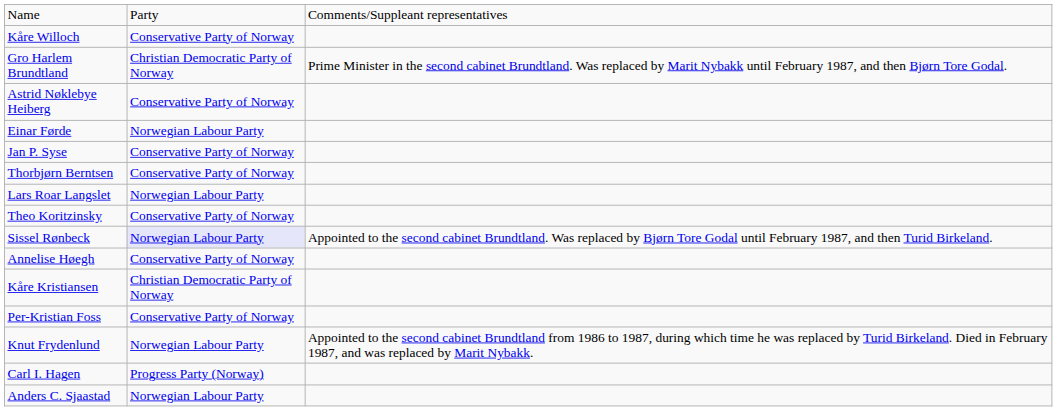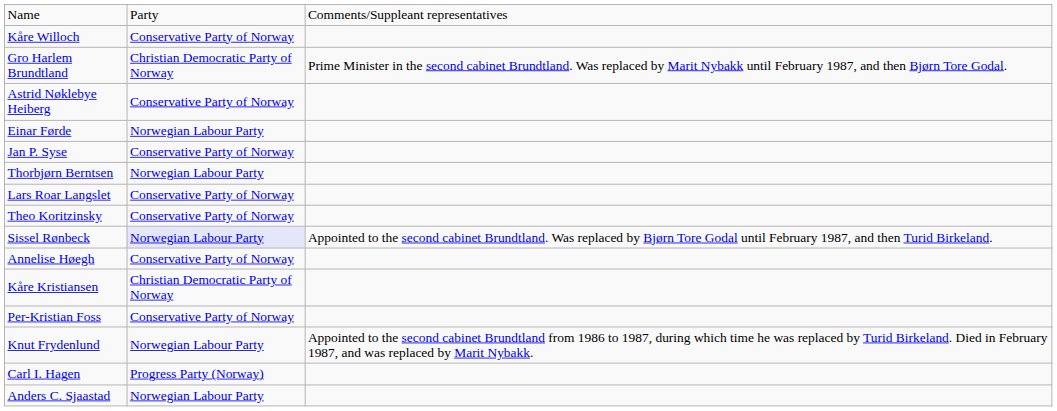(212, 173) Conservative Party of Norway -> (197, 173) Norwegian Labour Party
(197, 194) Norwegian Labour Party -> (212, 194) Conservative Party of Norway
